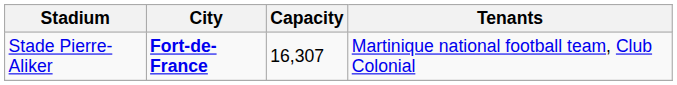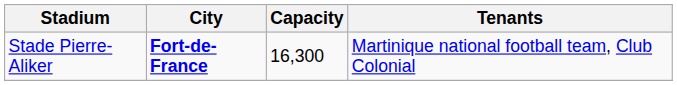(297, 56) 16,307 -> (297, 56) 16,300
